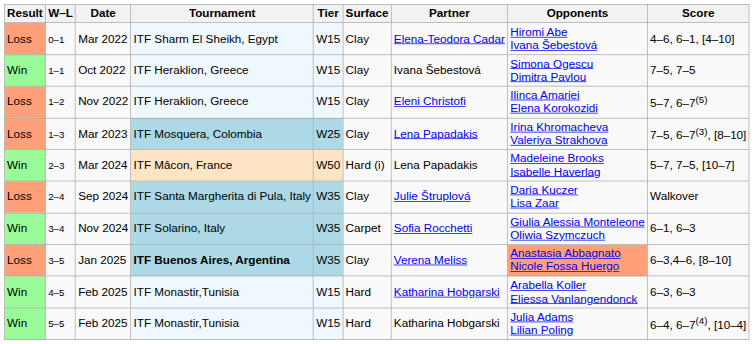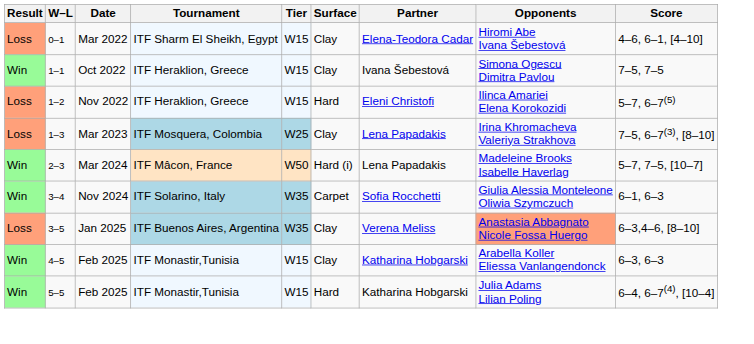(357, 102) Clay -> (326, 102) Hard
- row: (56, 197)
(212, 260) bold -> (206, 228) normal
(358, 292) Hard -> (325, 260) Clay
